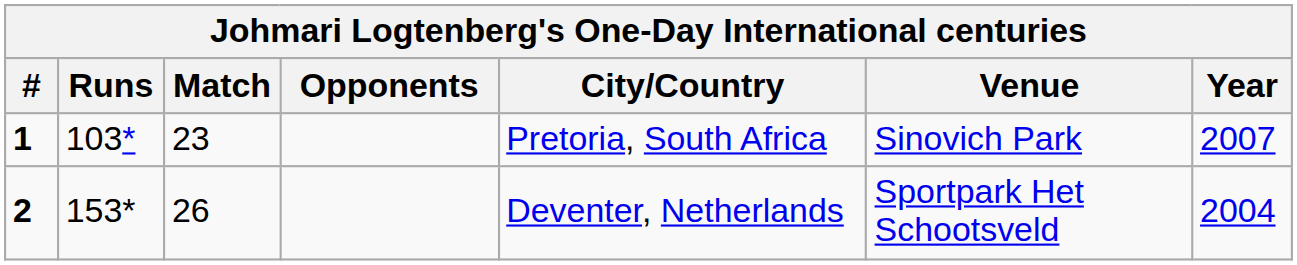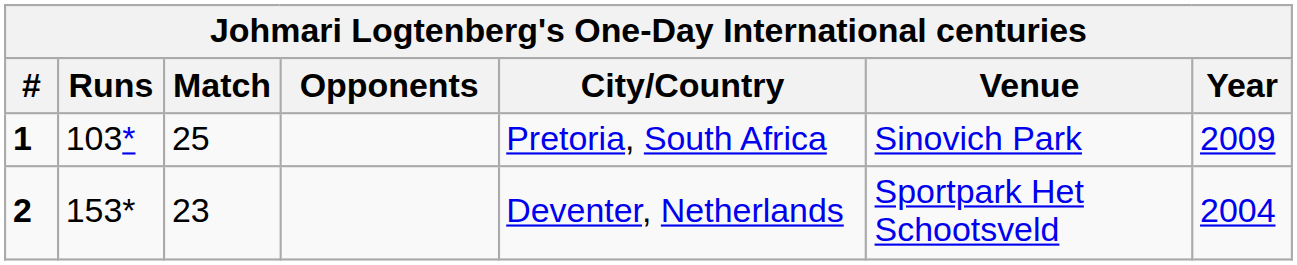(191, 138) 23 -> (191, 138) 25
(1238, 138) 2007 -> (1238, 138) 2009
(191, 211) 26 -> (191, 211) 23
